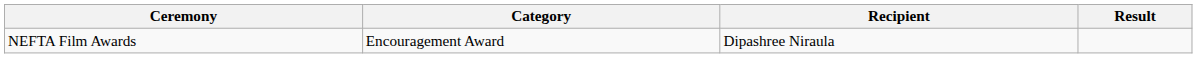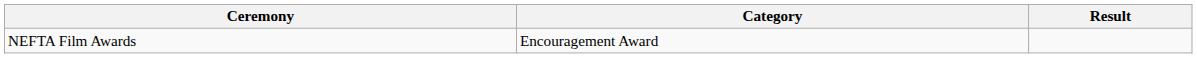- column: (899, 16)
